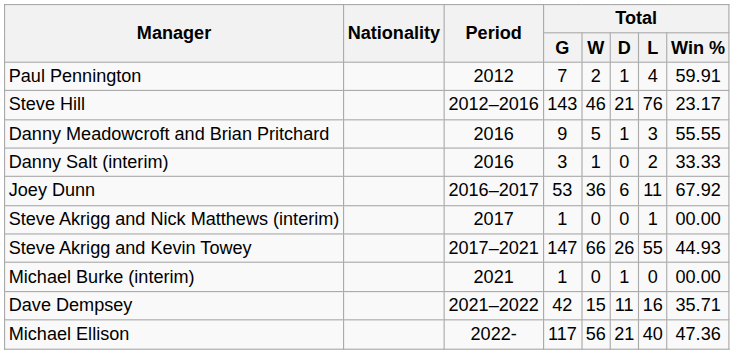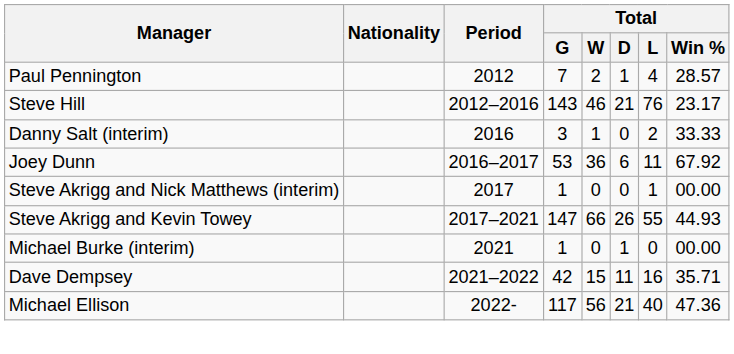(698, 76) 59.91 -> (698, 76) 28.57
- row: (169, 133)
